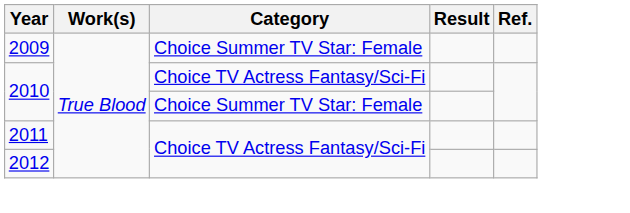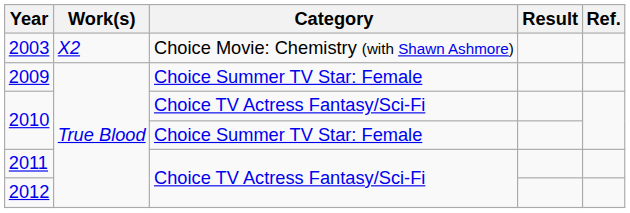+ row: (29, 47)
